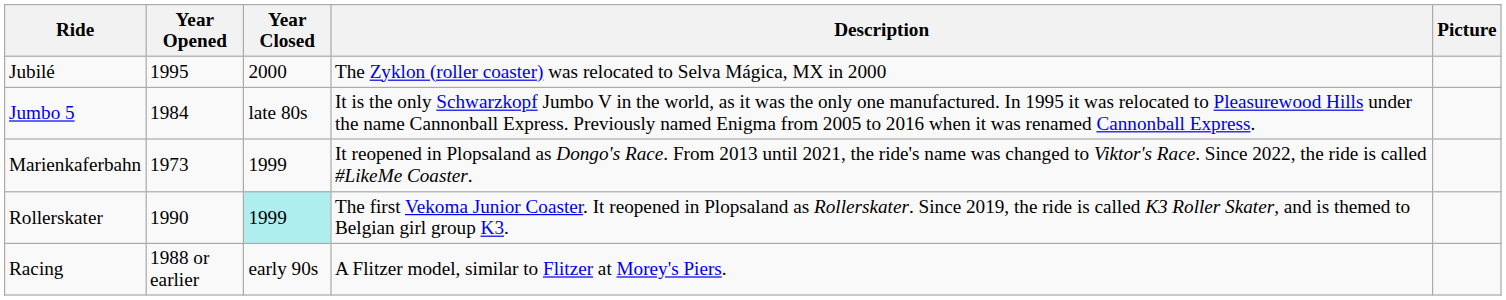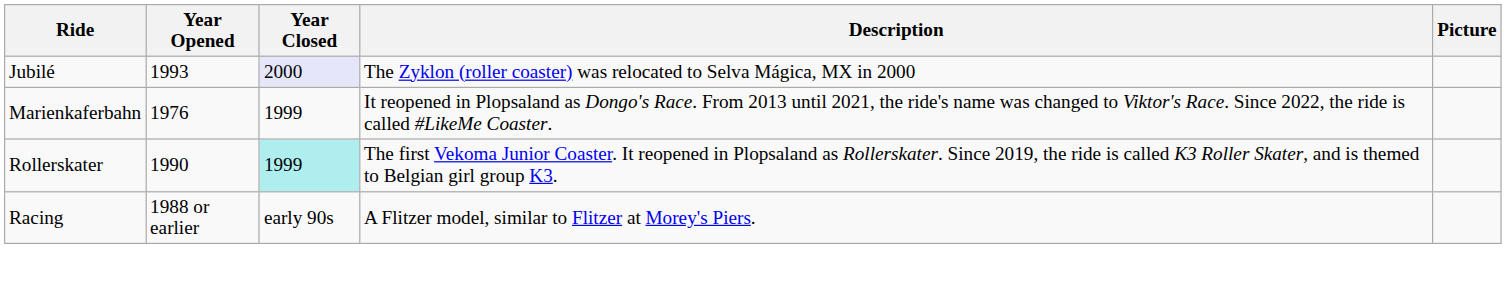(169, 71) 1995 -> (169, 71) 1993
(268, 71) no background -> (283, 71) lavender background
- row: (42, 113)
(169, 165) 1973 -> (169, 113) 1976
